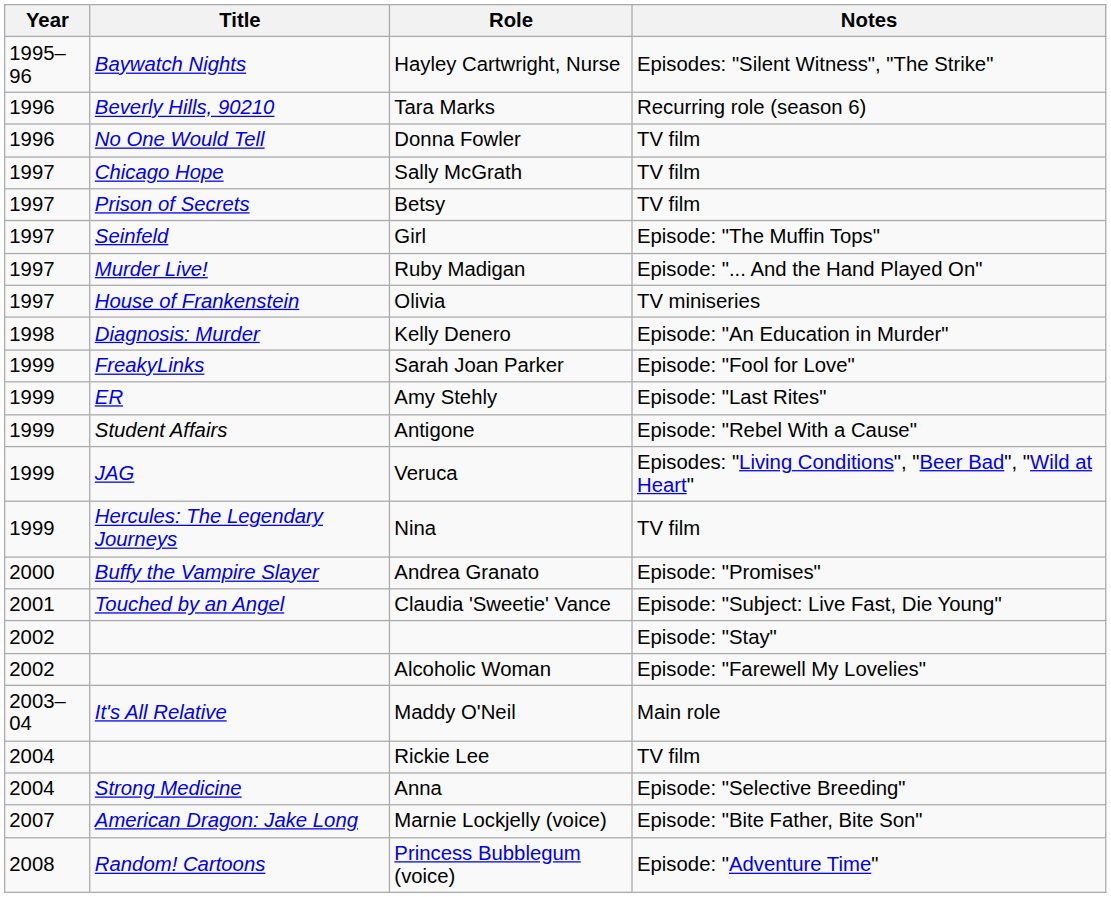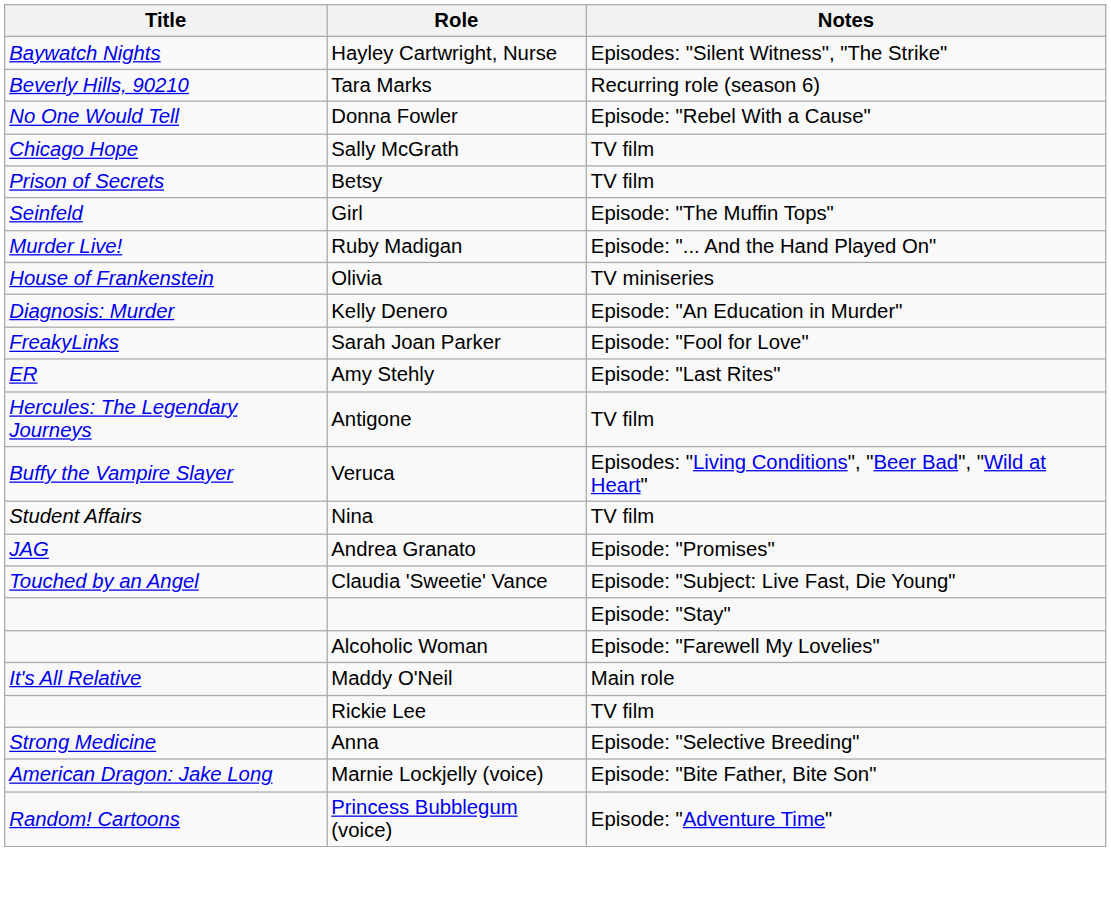- column: (47, 20)
(669, 140) TV film -> (731, 117) Episode: "Rebel With a Cause"
(161, 430) Student Affairs -> (123, 418) Hercules: The Legendary Journeys
(777, 430) Episode: "Rebel With a Cause" -> (622, 418) TV film
(115, 473) JAG -> (121, 473) Buffy the Vampire Slayer
(209, 528) Hercules: The Legendary Journeys -> (76, 517) Student Affairs
(207, 572) Buffy the Vampire Slayer -> (29, 549) JAG
